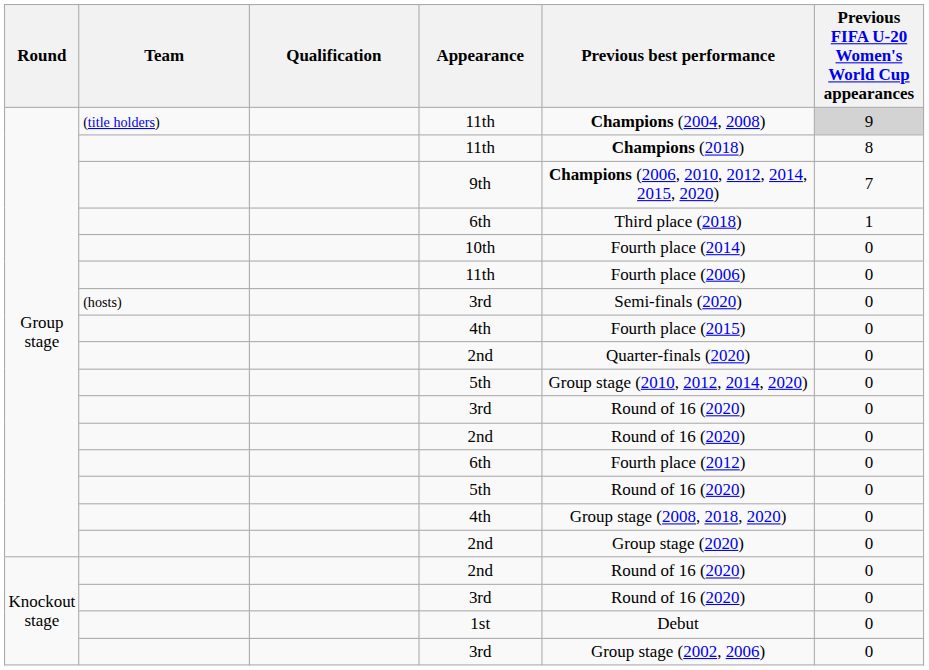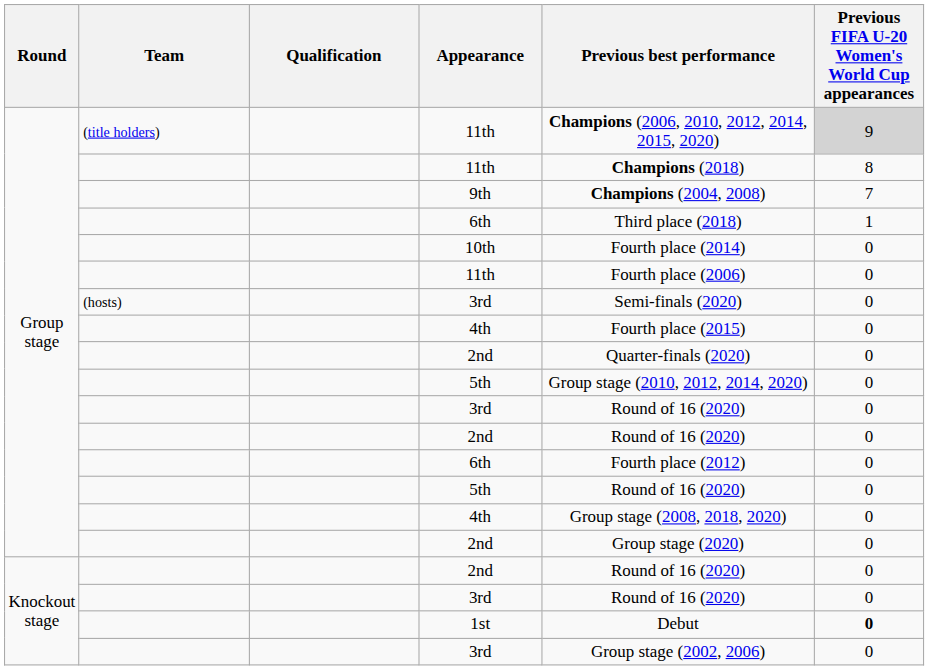(678, 121) Champions (2004, 2008) -> (678, 130) Champions (2006, 2010, 2012, 2014, 2015, 2020)
(678, 184) Champions (2006, 2010, 2012, 2014, 2015, 2020) -> (678, 194) Champions (2004, 2008)
(869, 624) normal -> (869, 624) bold
